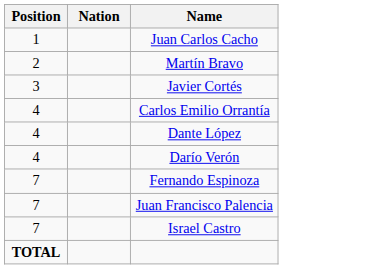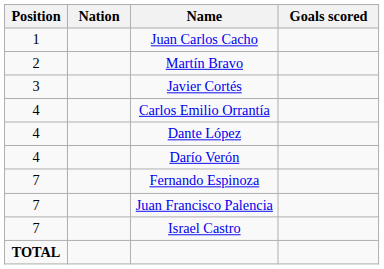+ column: (328, 16)
